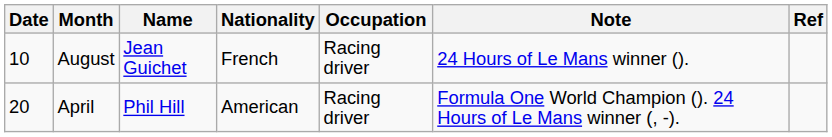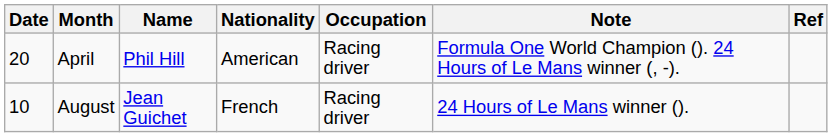rows swapped: (76, 107) <-> (86, 58)
